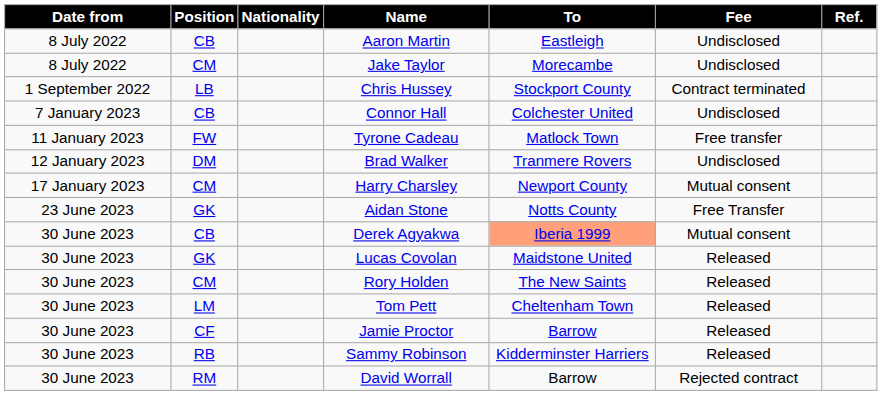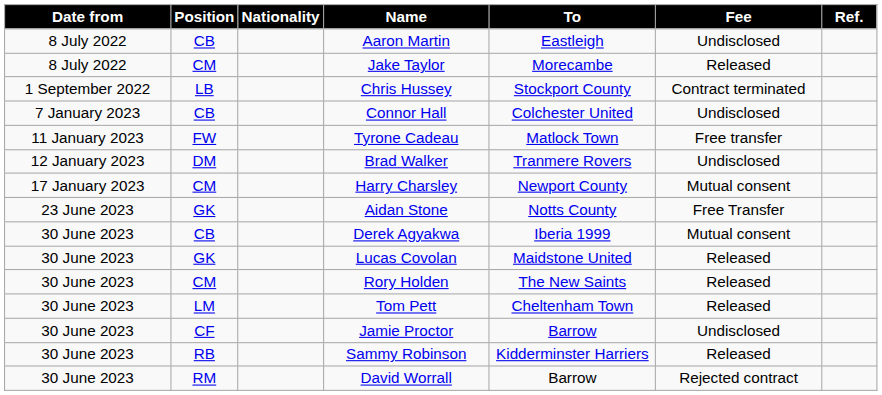(739, 65) Undisclosed -> (739, 65) Released
(572, 234) lightsalmon background -> (572, 234) no background
(739, 330) Released -> (739, 330) Undisclosed
